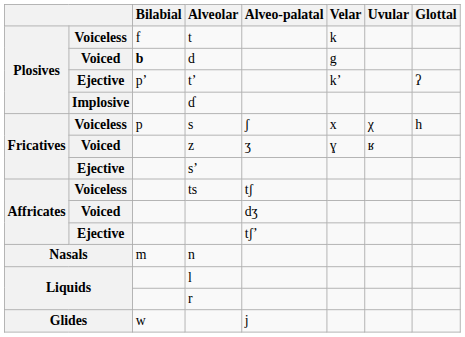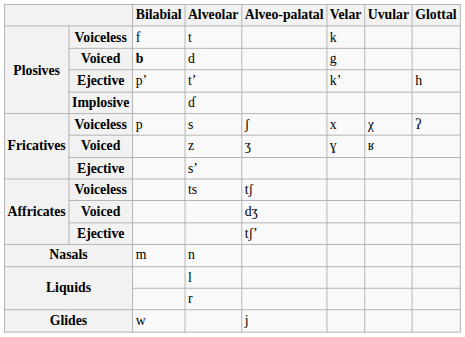(418, 80) ʔ -> (419, 80) h
(419, 124) h -> (418, 124) ʔ
